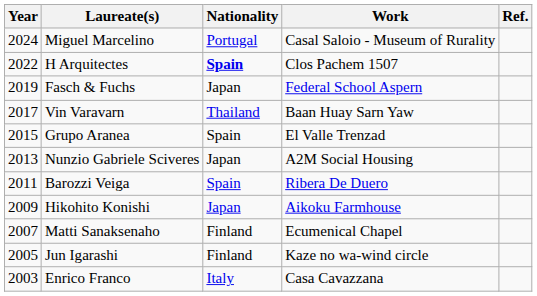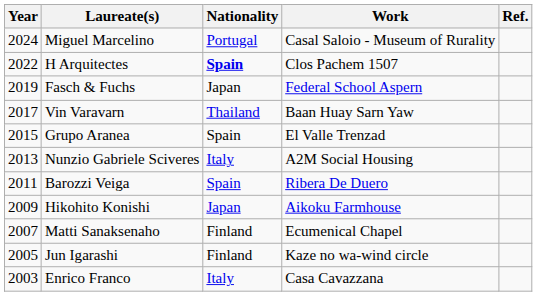(224, 159) Japan -> (220, 159) Italy
